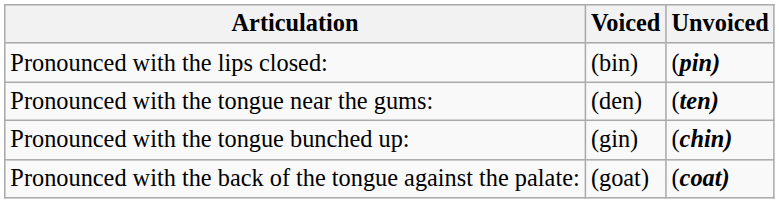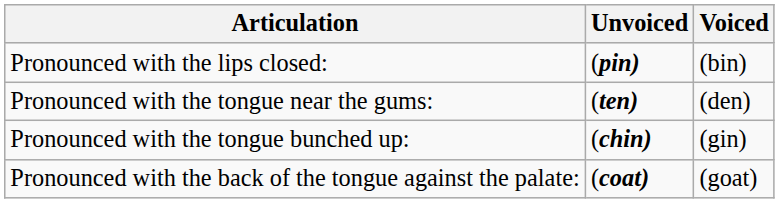columns swapped: (720, 23) <-> (626, 23)
